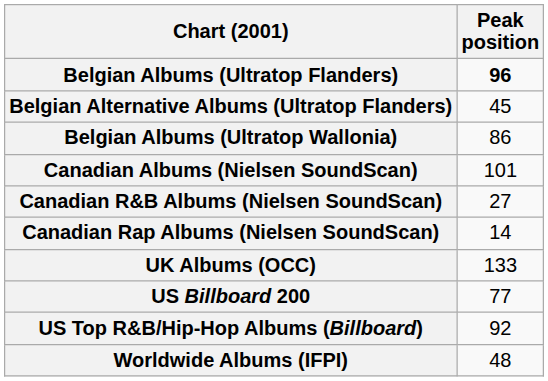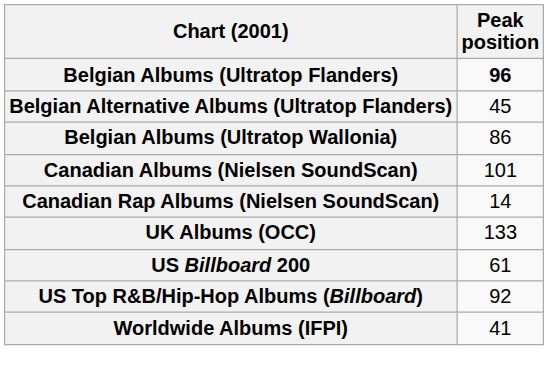- row: (231, 201)
(500, 296) 77 -> (500, 264) 61
(500, 360) 48 -> (500, 328) 41
